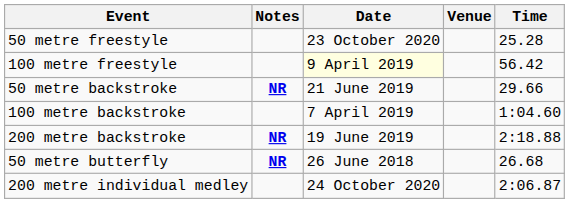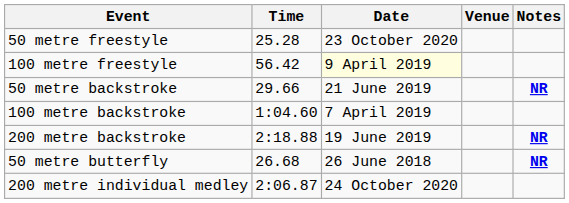columns swapped: (530, 17) <-> (278, 17)
